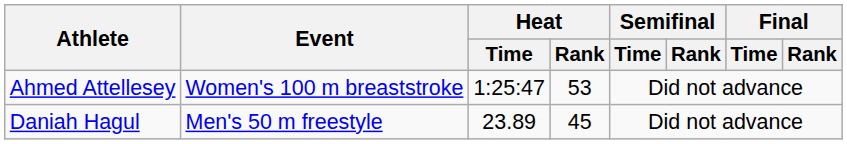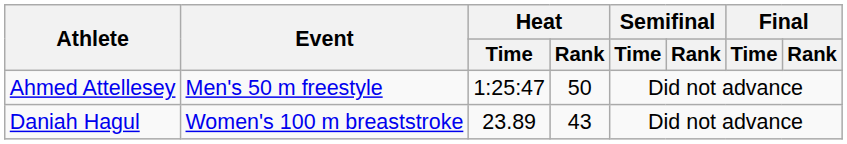(324, 88) Women's 100 m breaststroke -> (284, 88) Men's 50 m freestyle
(580, 88) 53 -> (580, 88) 50
(284, 122) Men's 50 m freestyle -> (324, 122) Women's 100 m breaststroke
(580, 122) 45 -> (580, 122) 43
